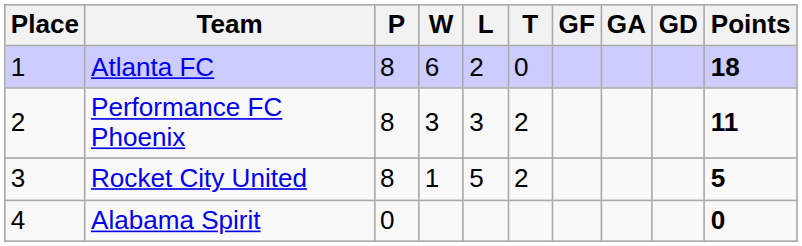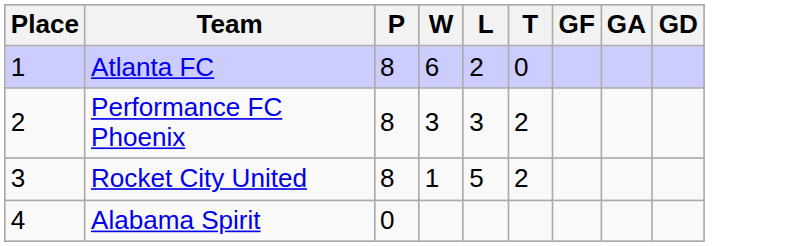- column: (751, 25)
